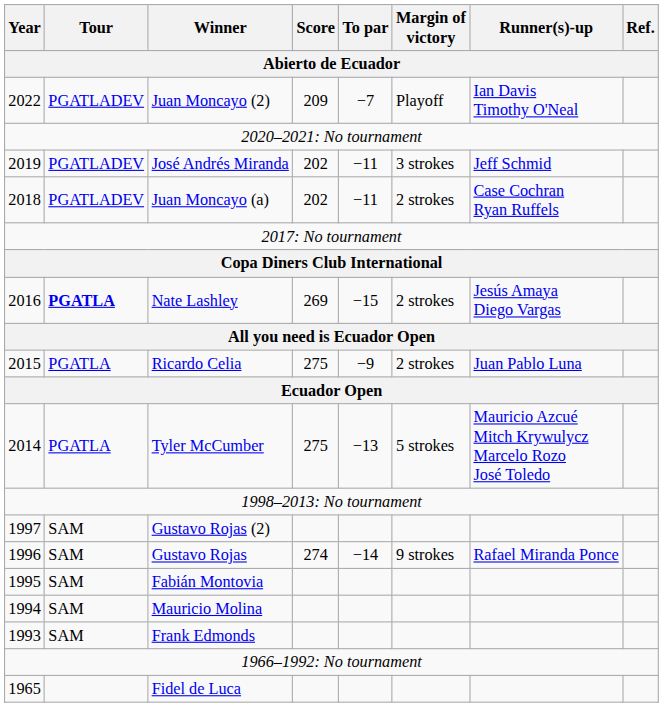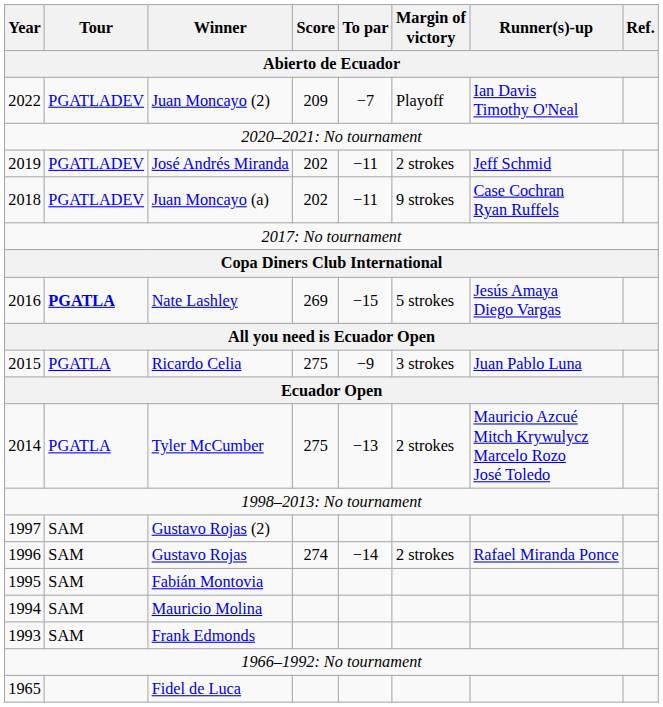(425, 163) 3 strokes -> (425, 163) 2 strokes
(425, 200) 2 strokes -> (425, 200) 9 strokes
(425, 300) 2 strokes -> (425, 300) 5 strokes
(425, 363) 2 strokes -> (425, 363) 3 strokes
(425, 445) 5 strokes -> (425, 445) 2 strokes
(425, 555) 9 strokes -> (425, 555) 2 strokes
